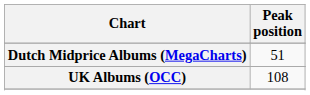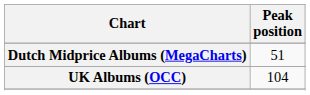(278, 77) 108 -> (278, 77) 104
